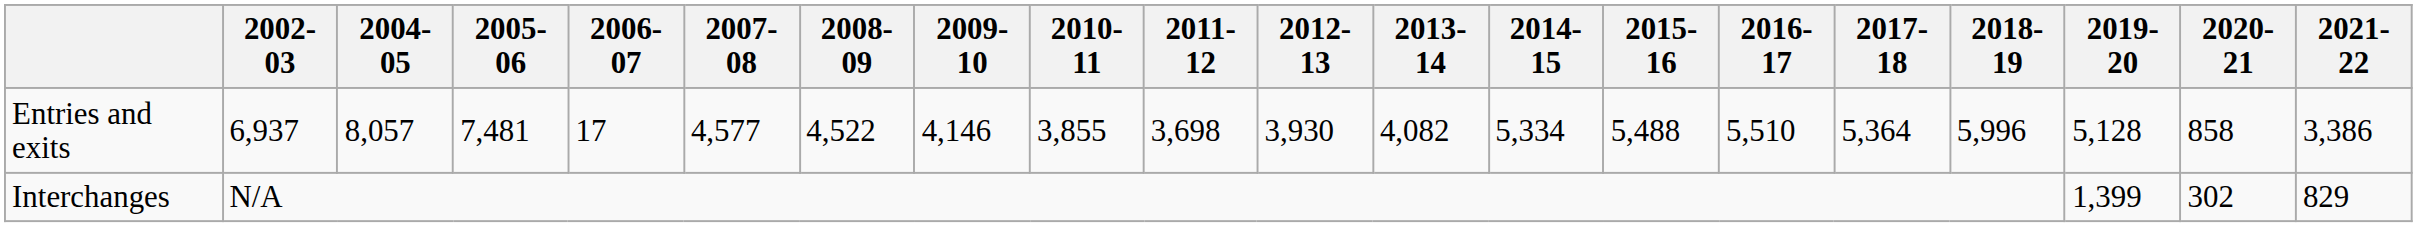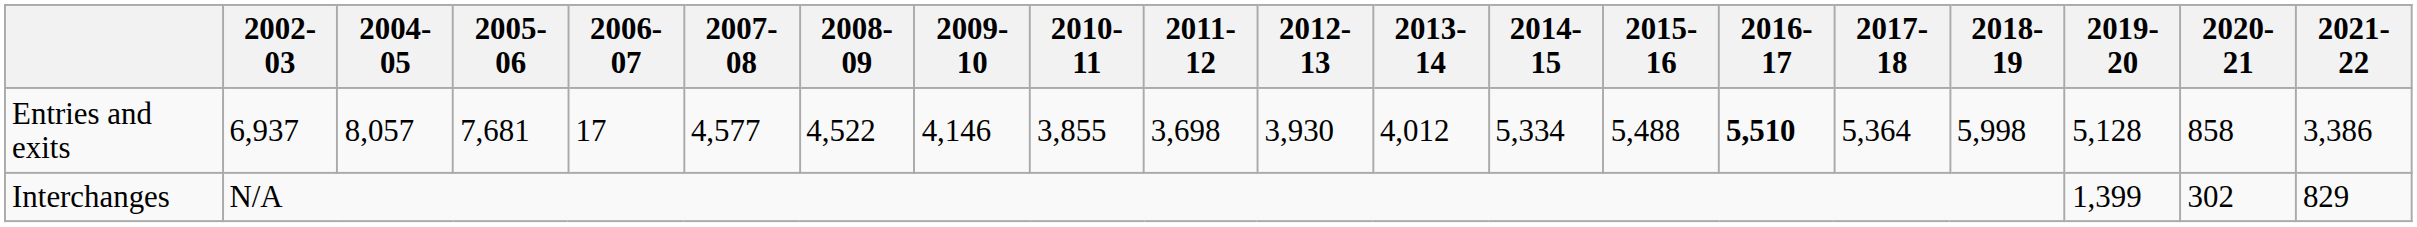(495, 130) 7,481 -> (495, 130) 7,681
(1415, 130) 4,082 -> (1415, 130) 4,012
(1761, 130) normal -> (1761, 130) bold
(1992, 130) 5,996 -> (1992, 130) 5,998
